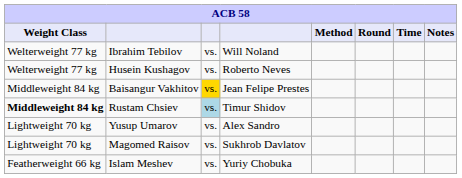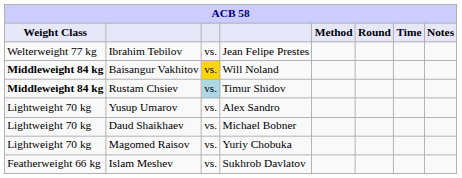(251, 51) Will Noland -> (266, 51) Jean Felipe Prestes
- row: (149, 70)
(53, 88) normal -> (55, 70) bold
(266, 88) Jean Felipe Prestes -> (251, 70) Will Noland
+ row: (146, 126)
(264, 145) Sukhrob Davlatov -> (257, 145) Yuriy Chobuka
(257, 163) Yuriy Chobuka -> (264, 163) Sukhrob Davlatov
